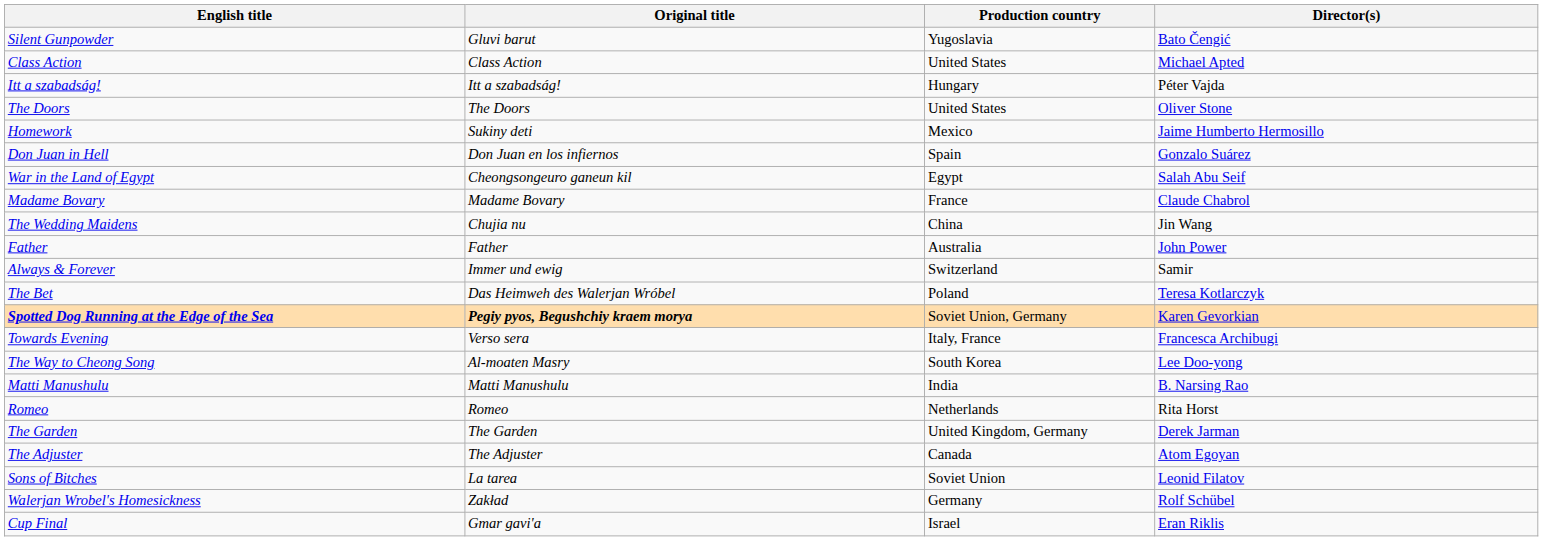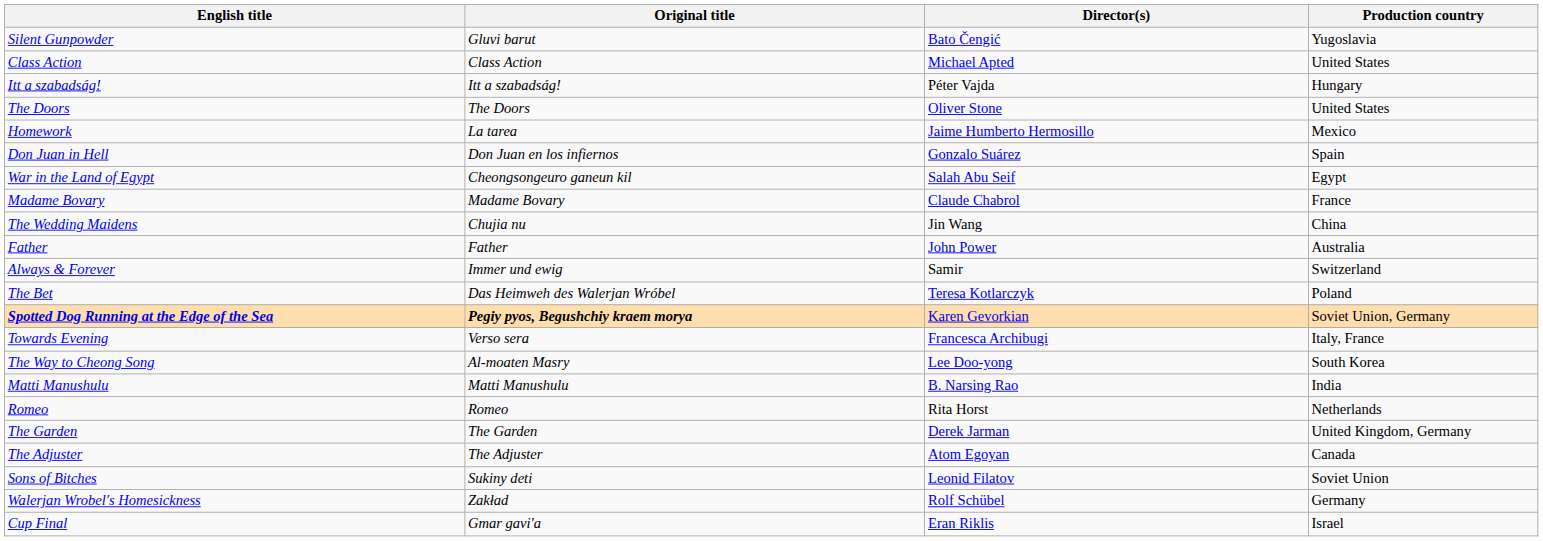columns swapped: (1346, 16) <-> (1040, 16)
(500, 131) Sukiny deti -> (493, 131) La tarea
(493, 477) La tarea -> (500, 477) Sukiny deti
